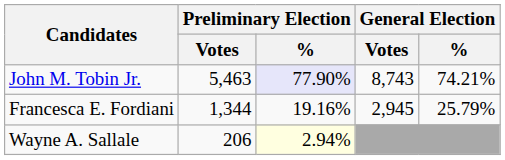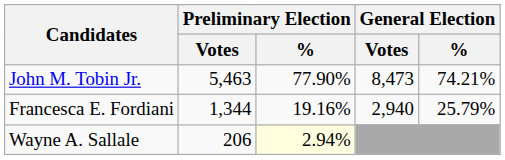(322, 79) lavender background -> (322, 79) no background
(393, 79) 8,743 -> (393, 79) 8,473
(393, 109) 2,945 -> (393, 109) 2,940
